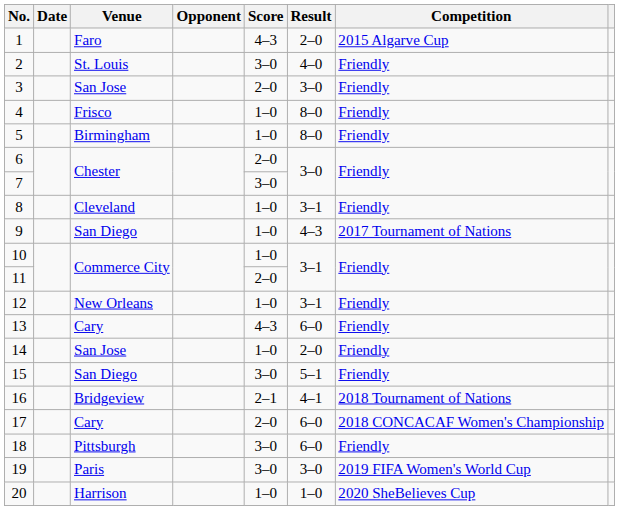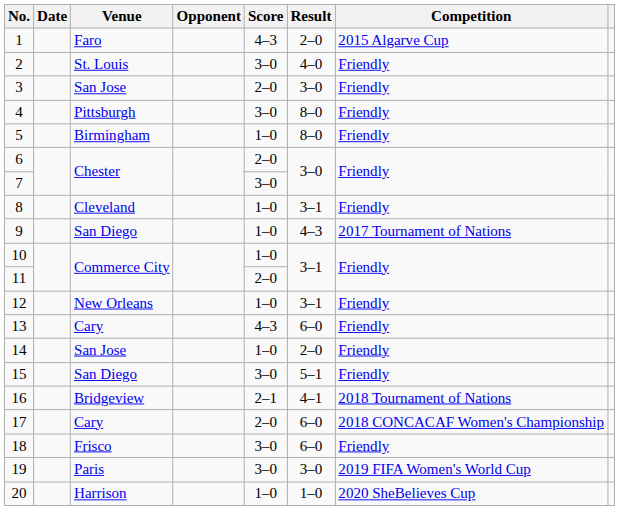(93, 111) Frisco -> (105, 111) Pittsburgh
(266, 111) 1–0 -> (266, 111) 3–0
(105, 445) Pittsburgh -> (93, 445) Frisco
